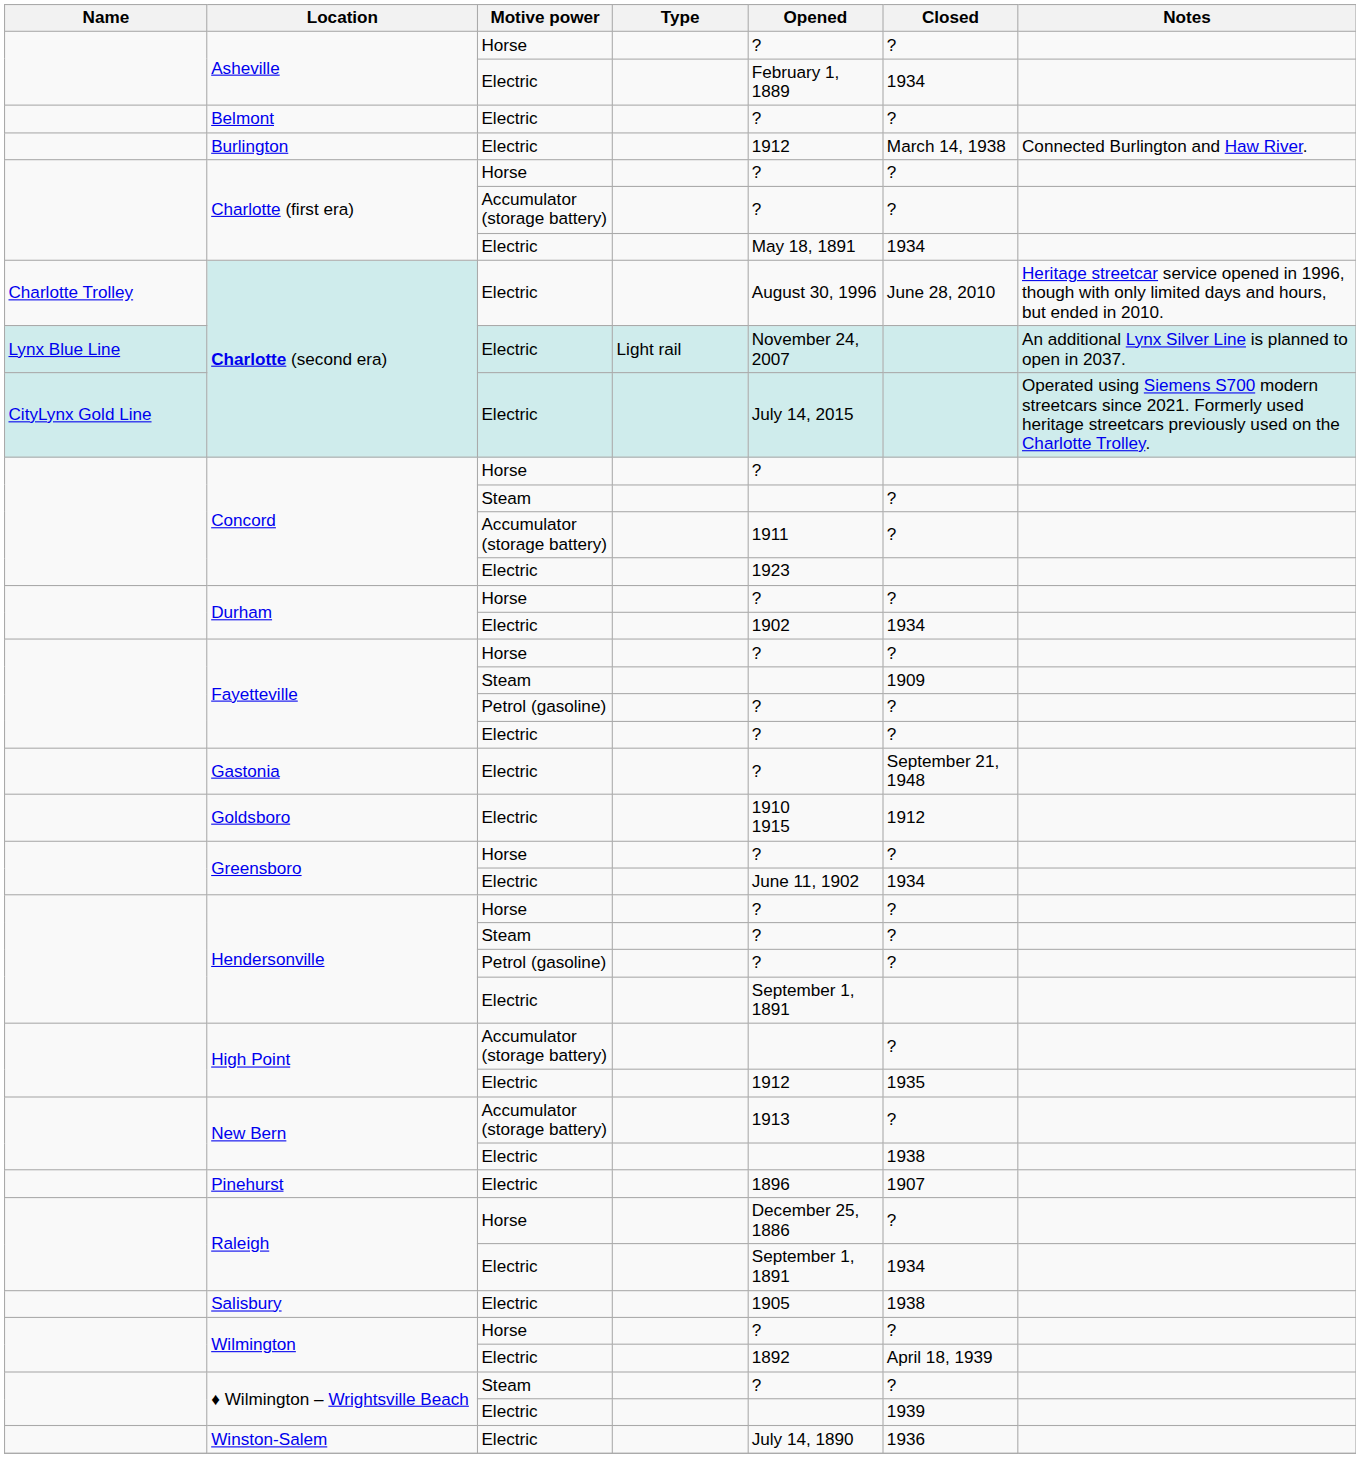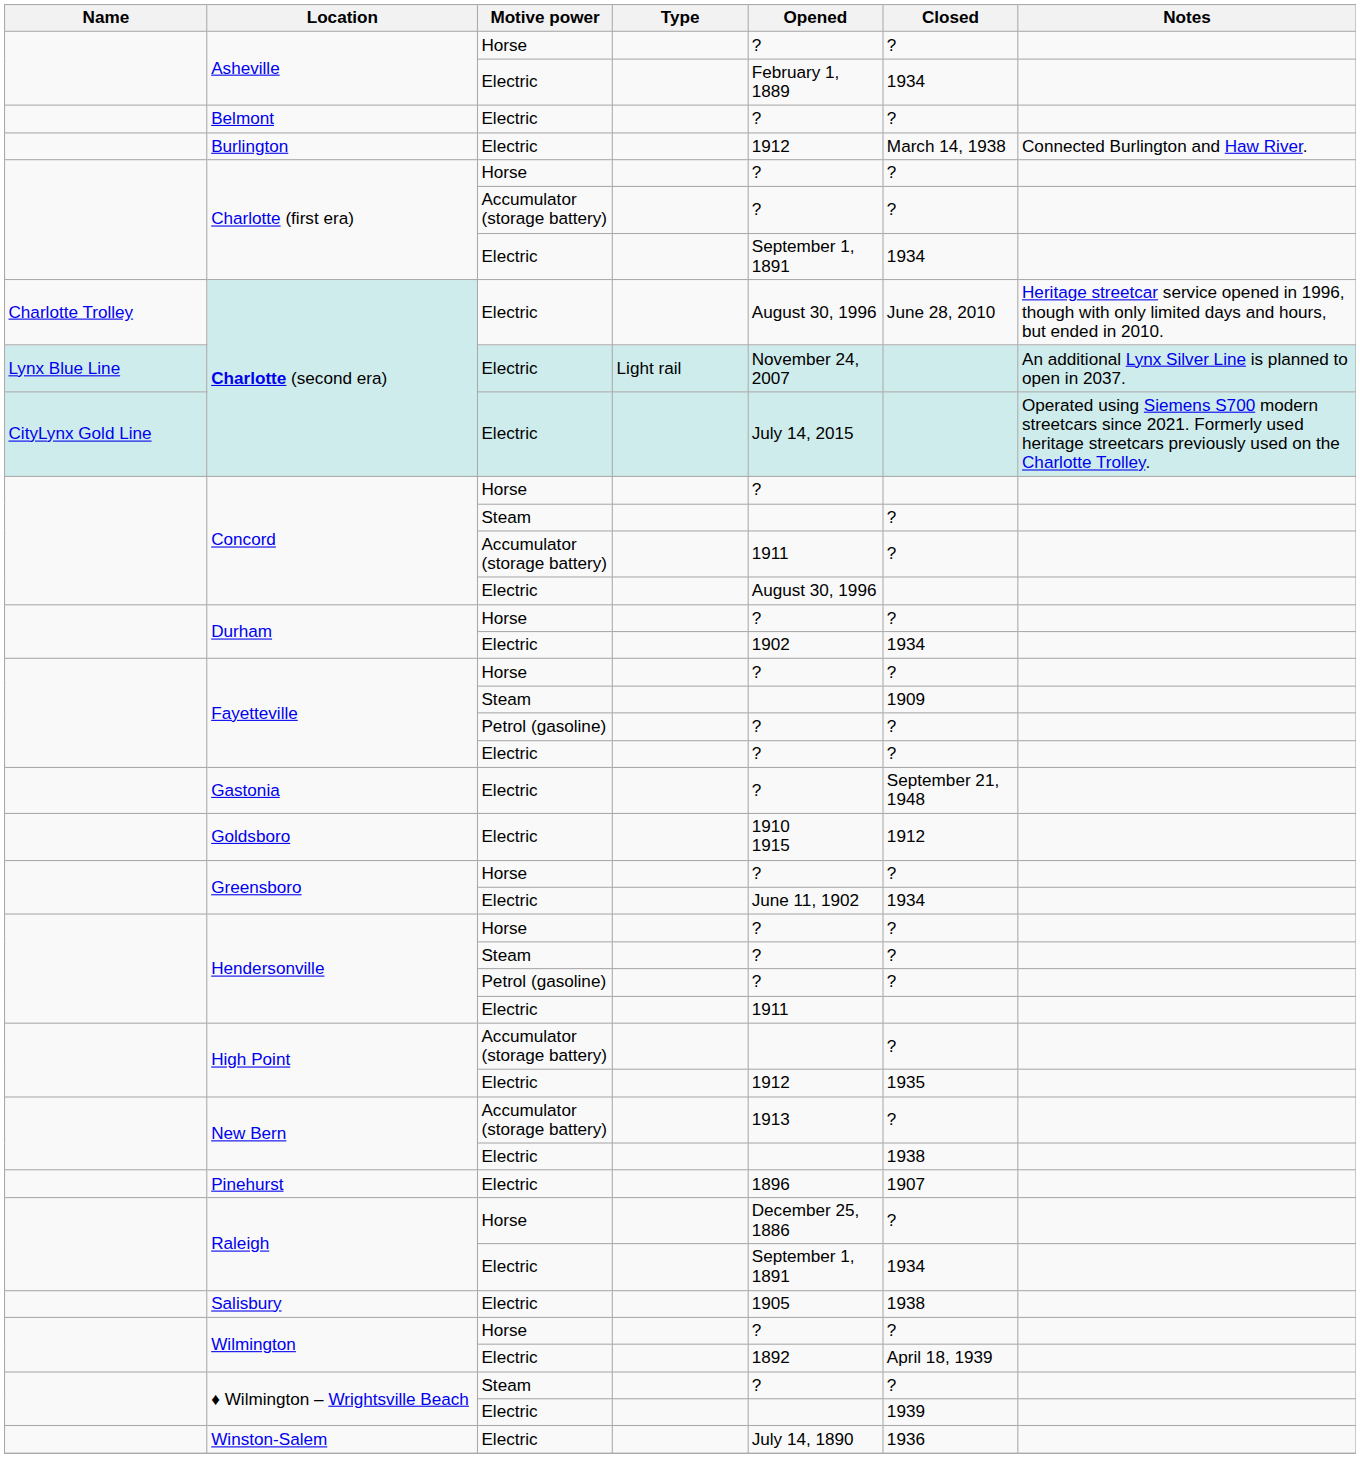(804, 246) May 18, 1891 -> (803, 256) September 1, 1891
(771, 571) 1923 -> (814, 590) August 30, 1996
(803, 999) September 1, 1891 -> (770, 1009) 1911
